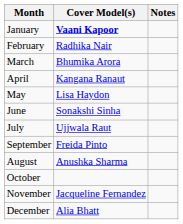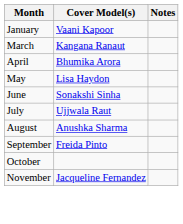(87, 29) bold -> (85, 29) normal
- row: (25, 45)
(88, 62) Bhumika Arora -> (91, 45) Kangana Ranaut
(91, 78) Kangana Ranaut -> (88, 62) Bhumika Arora
rows swapped: (22, 161) <-> (29, 144)
- row: (28, 210)
